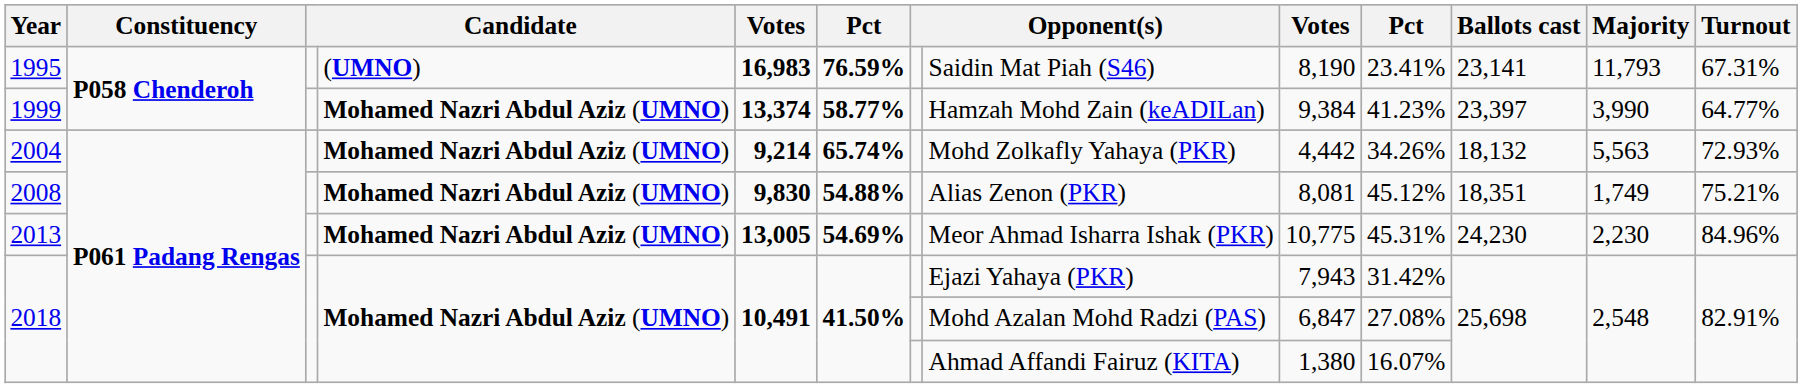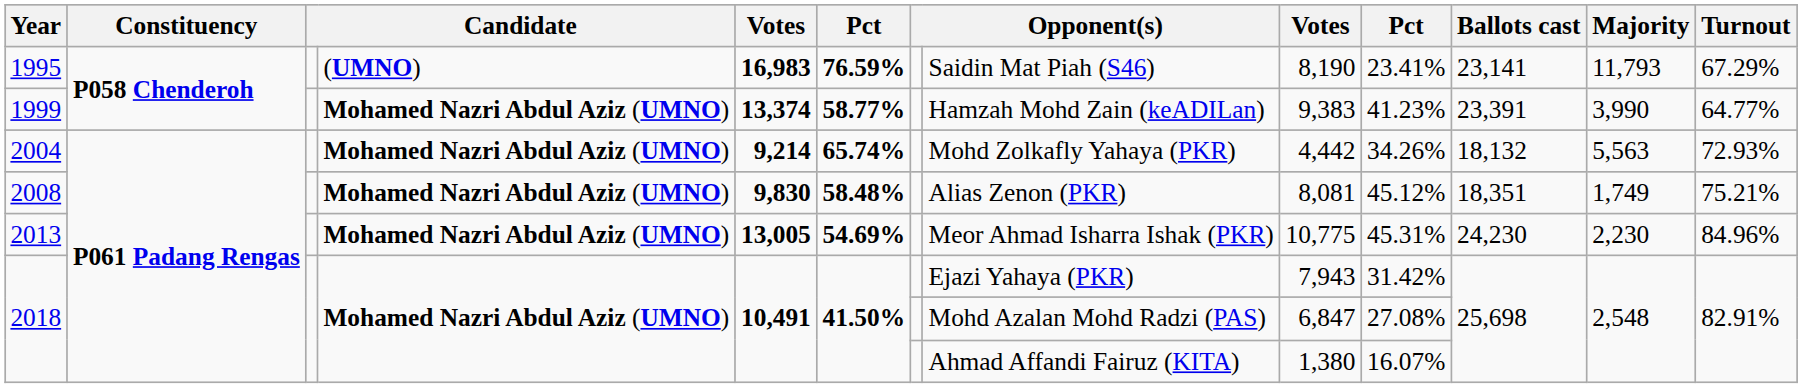(1740, 67) 67.31% -> (1740, 67) 67.29%
(1327, 109) 9,384 -> (1327, 109) 9,383
(1492, 109) 23,397 -> (1492, 109) 23,391
(864, 192) 54.88% -> (864, 192) 58.48%
